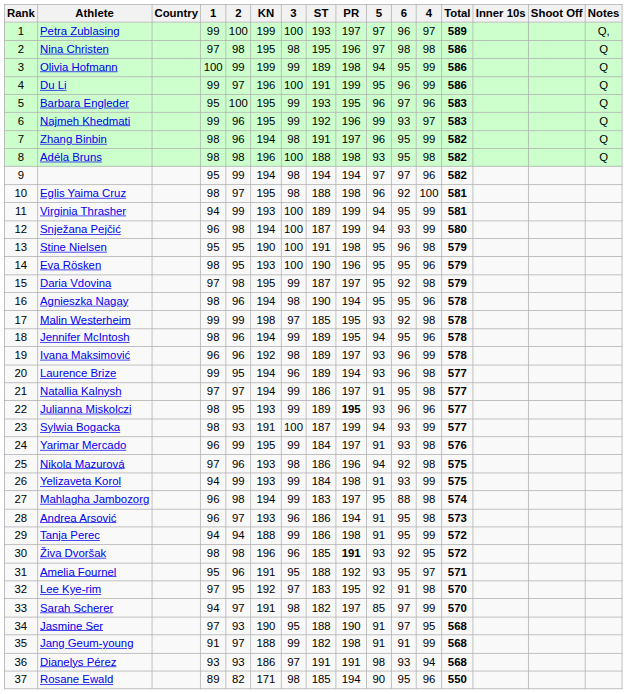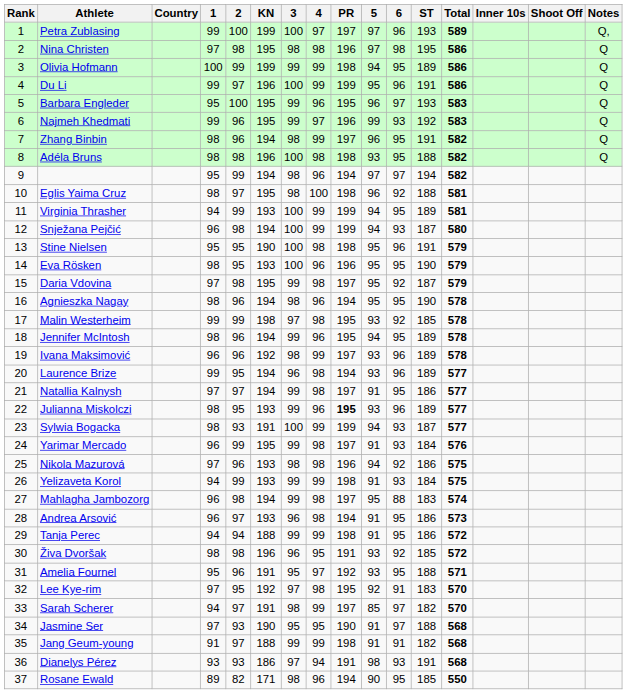columns swapped: (429, 13) <-> (321, 13)
(351, 553) bold -> (346, 553) normal
